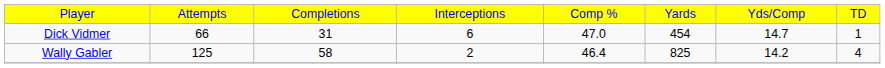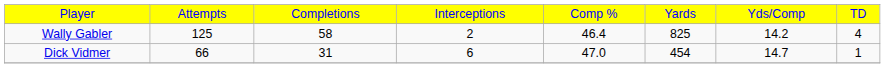rows swapped: (77, 53) <-> (77, 33)
